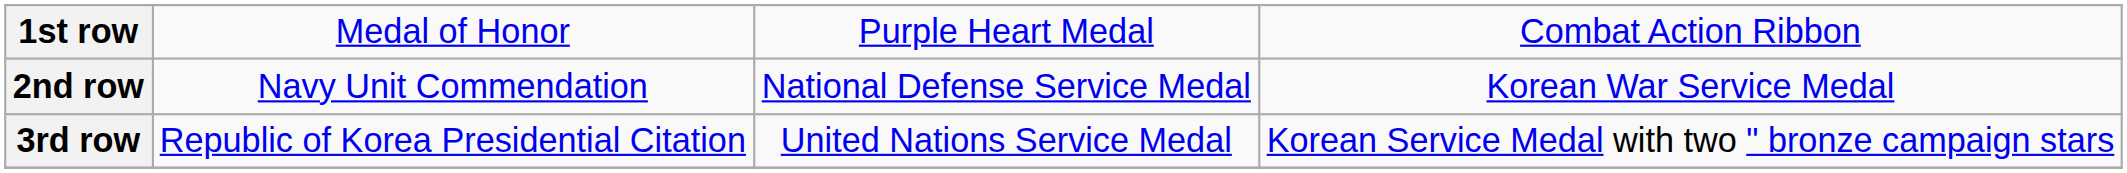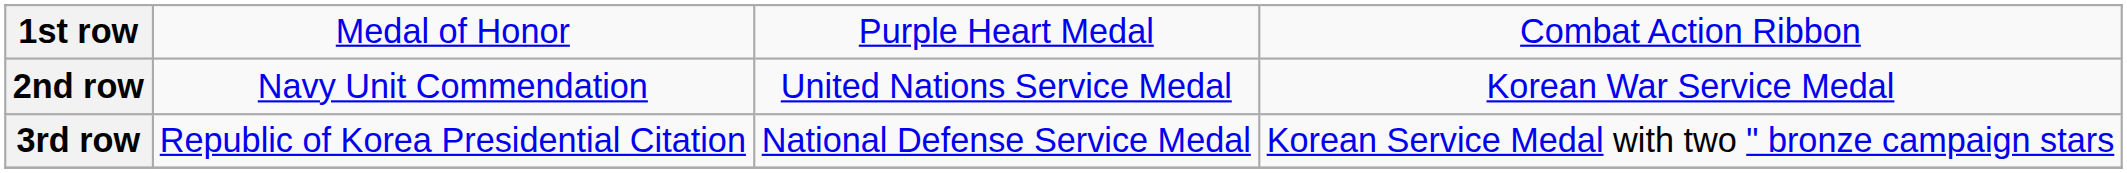(1006, 85) National Defense Service Medal -> (1006, 85) United Nations Service Medal
(1006, 140) United Nations Service Medal -> (1006, 140) National Defense Service Medal
